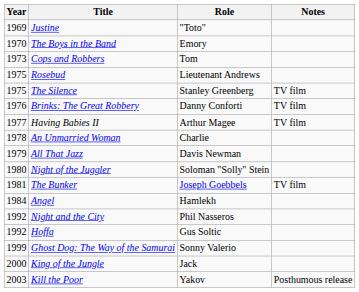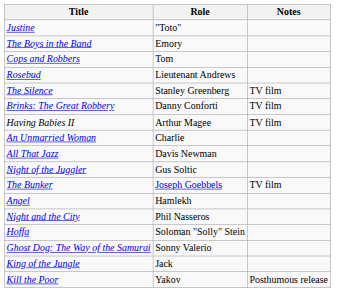- column: (17, 12)
(224, 169) Soloman "Solly" Stein -> (176, 169) Gus Soltic
(200, 232) Gus Soltic -> (200, 232) Soloman "Solly" Stein
